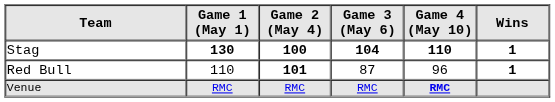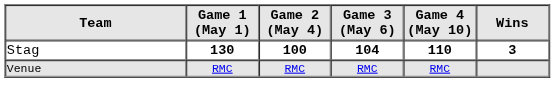(512, 50) 1 -> (512, 50) 3
- row: (39, 70)
(440, 88) bold -> (440, 68) normal
